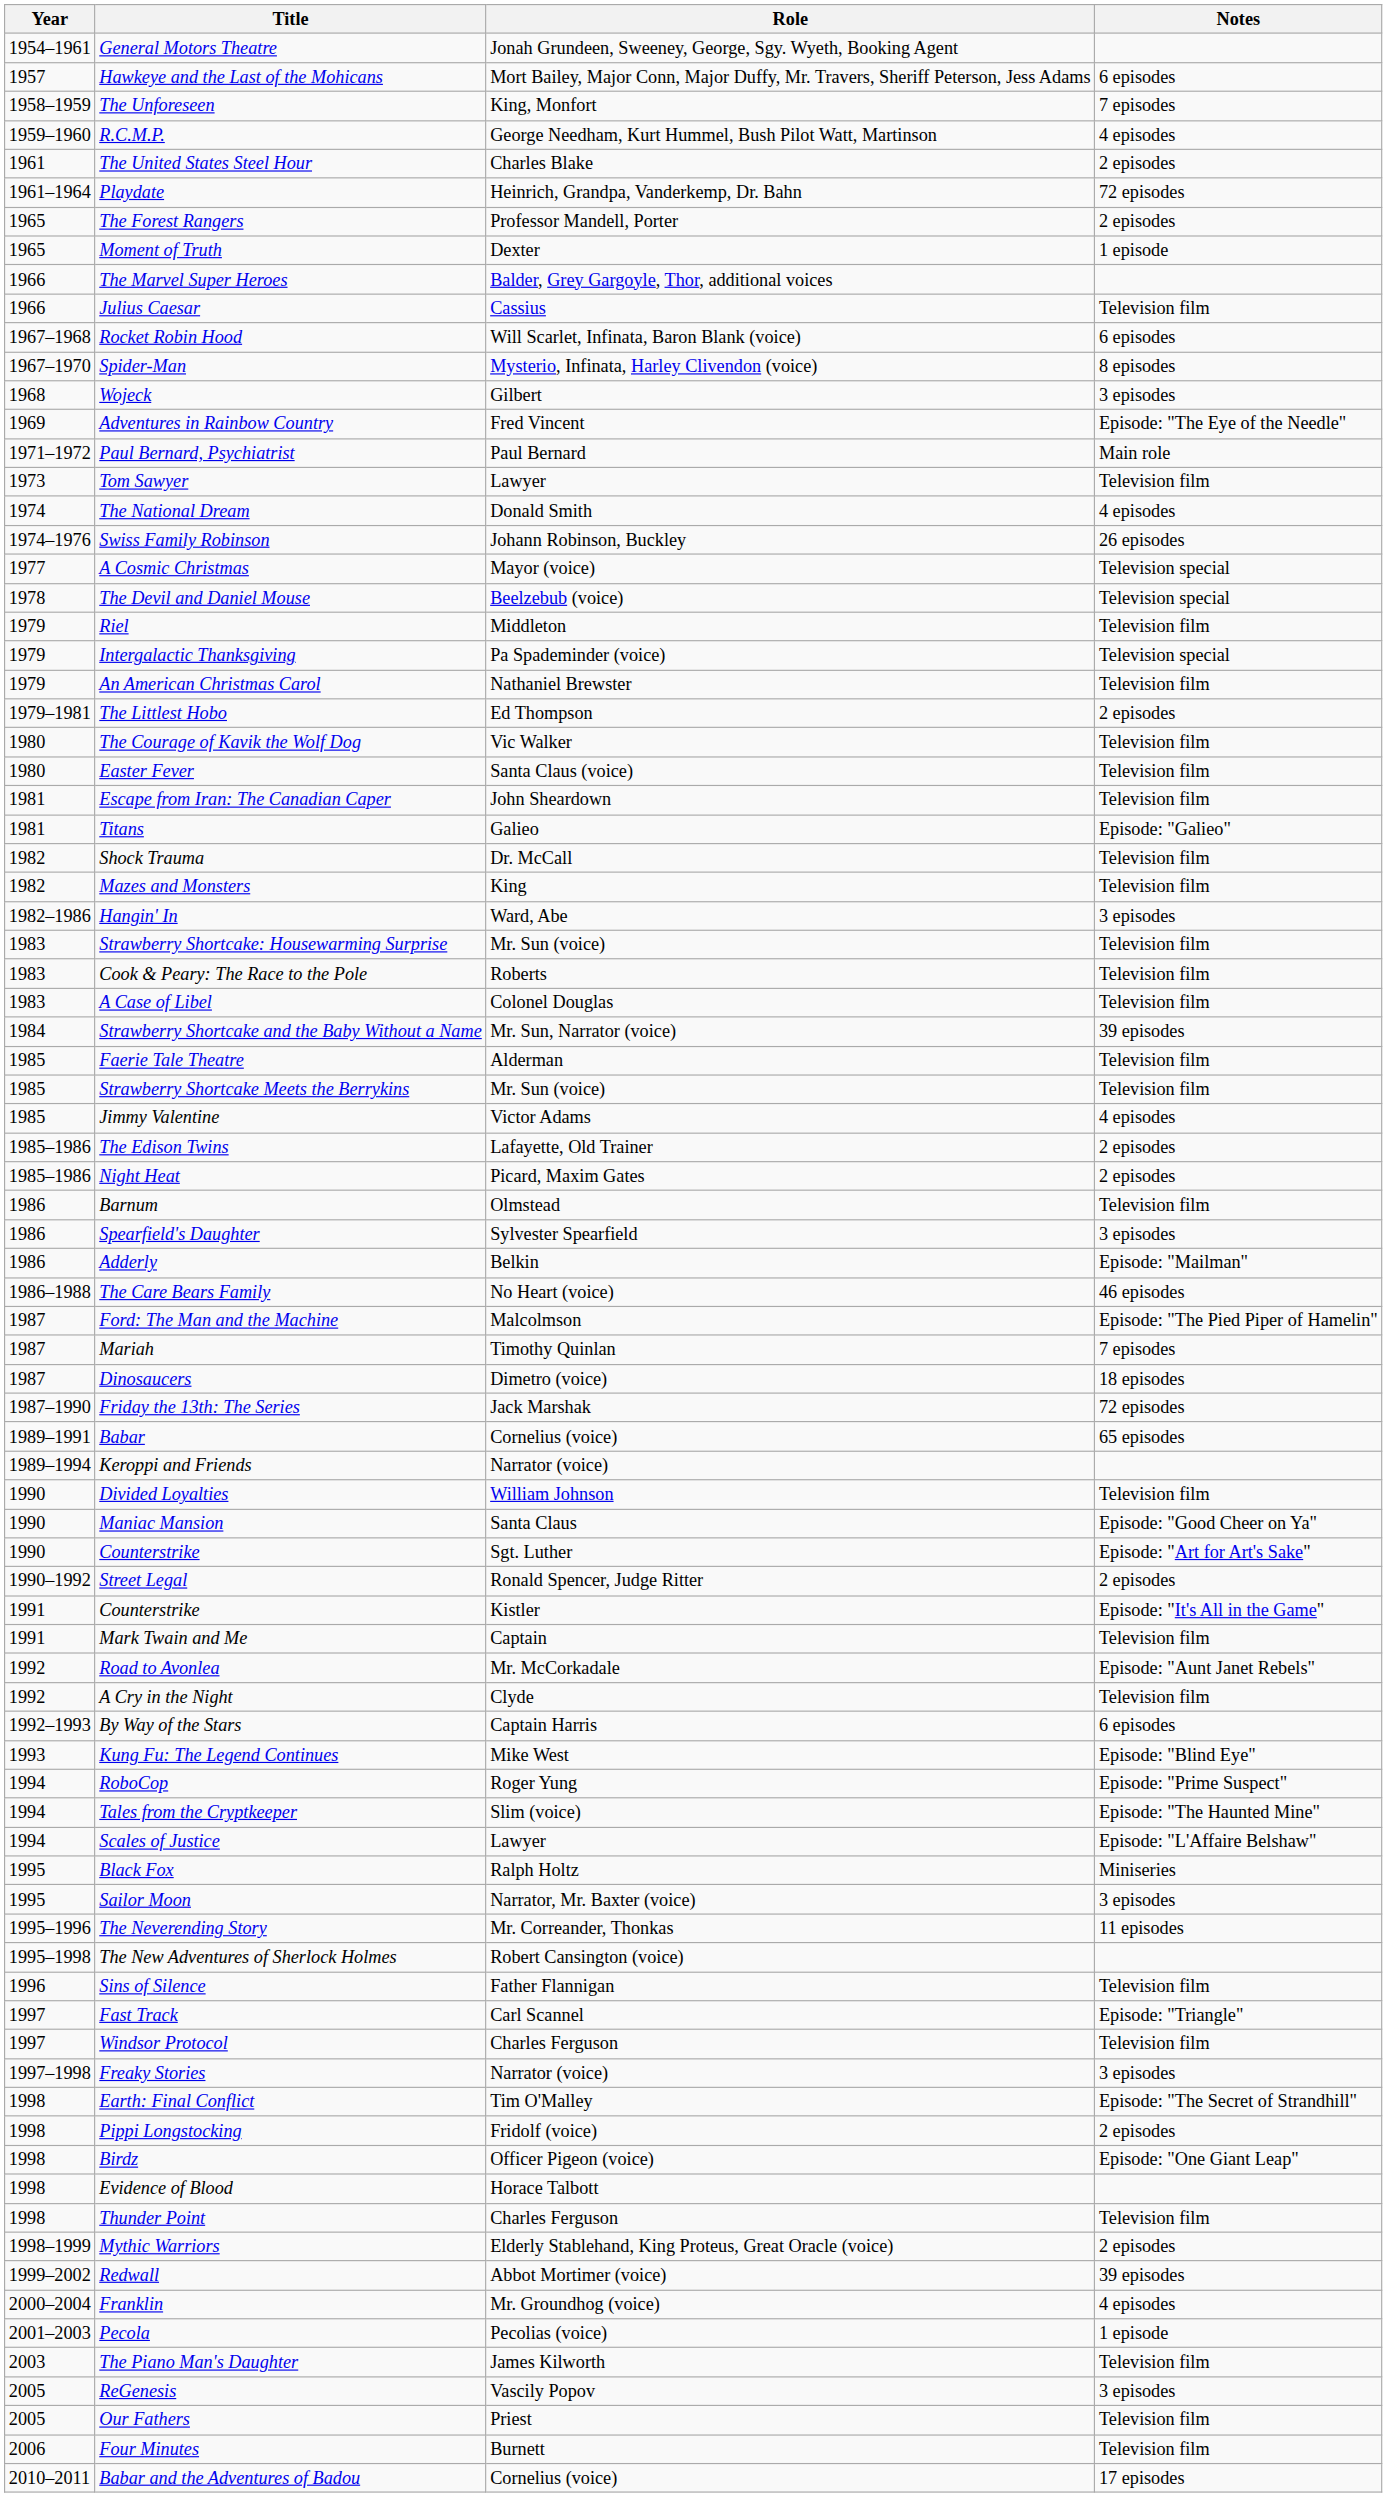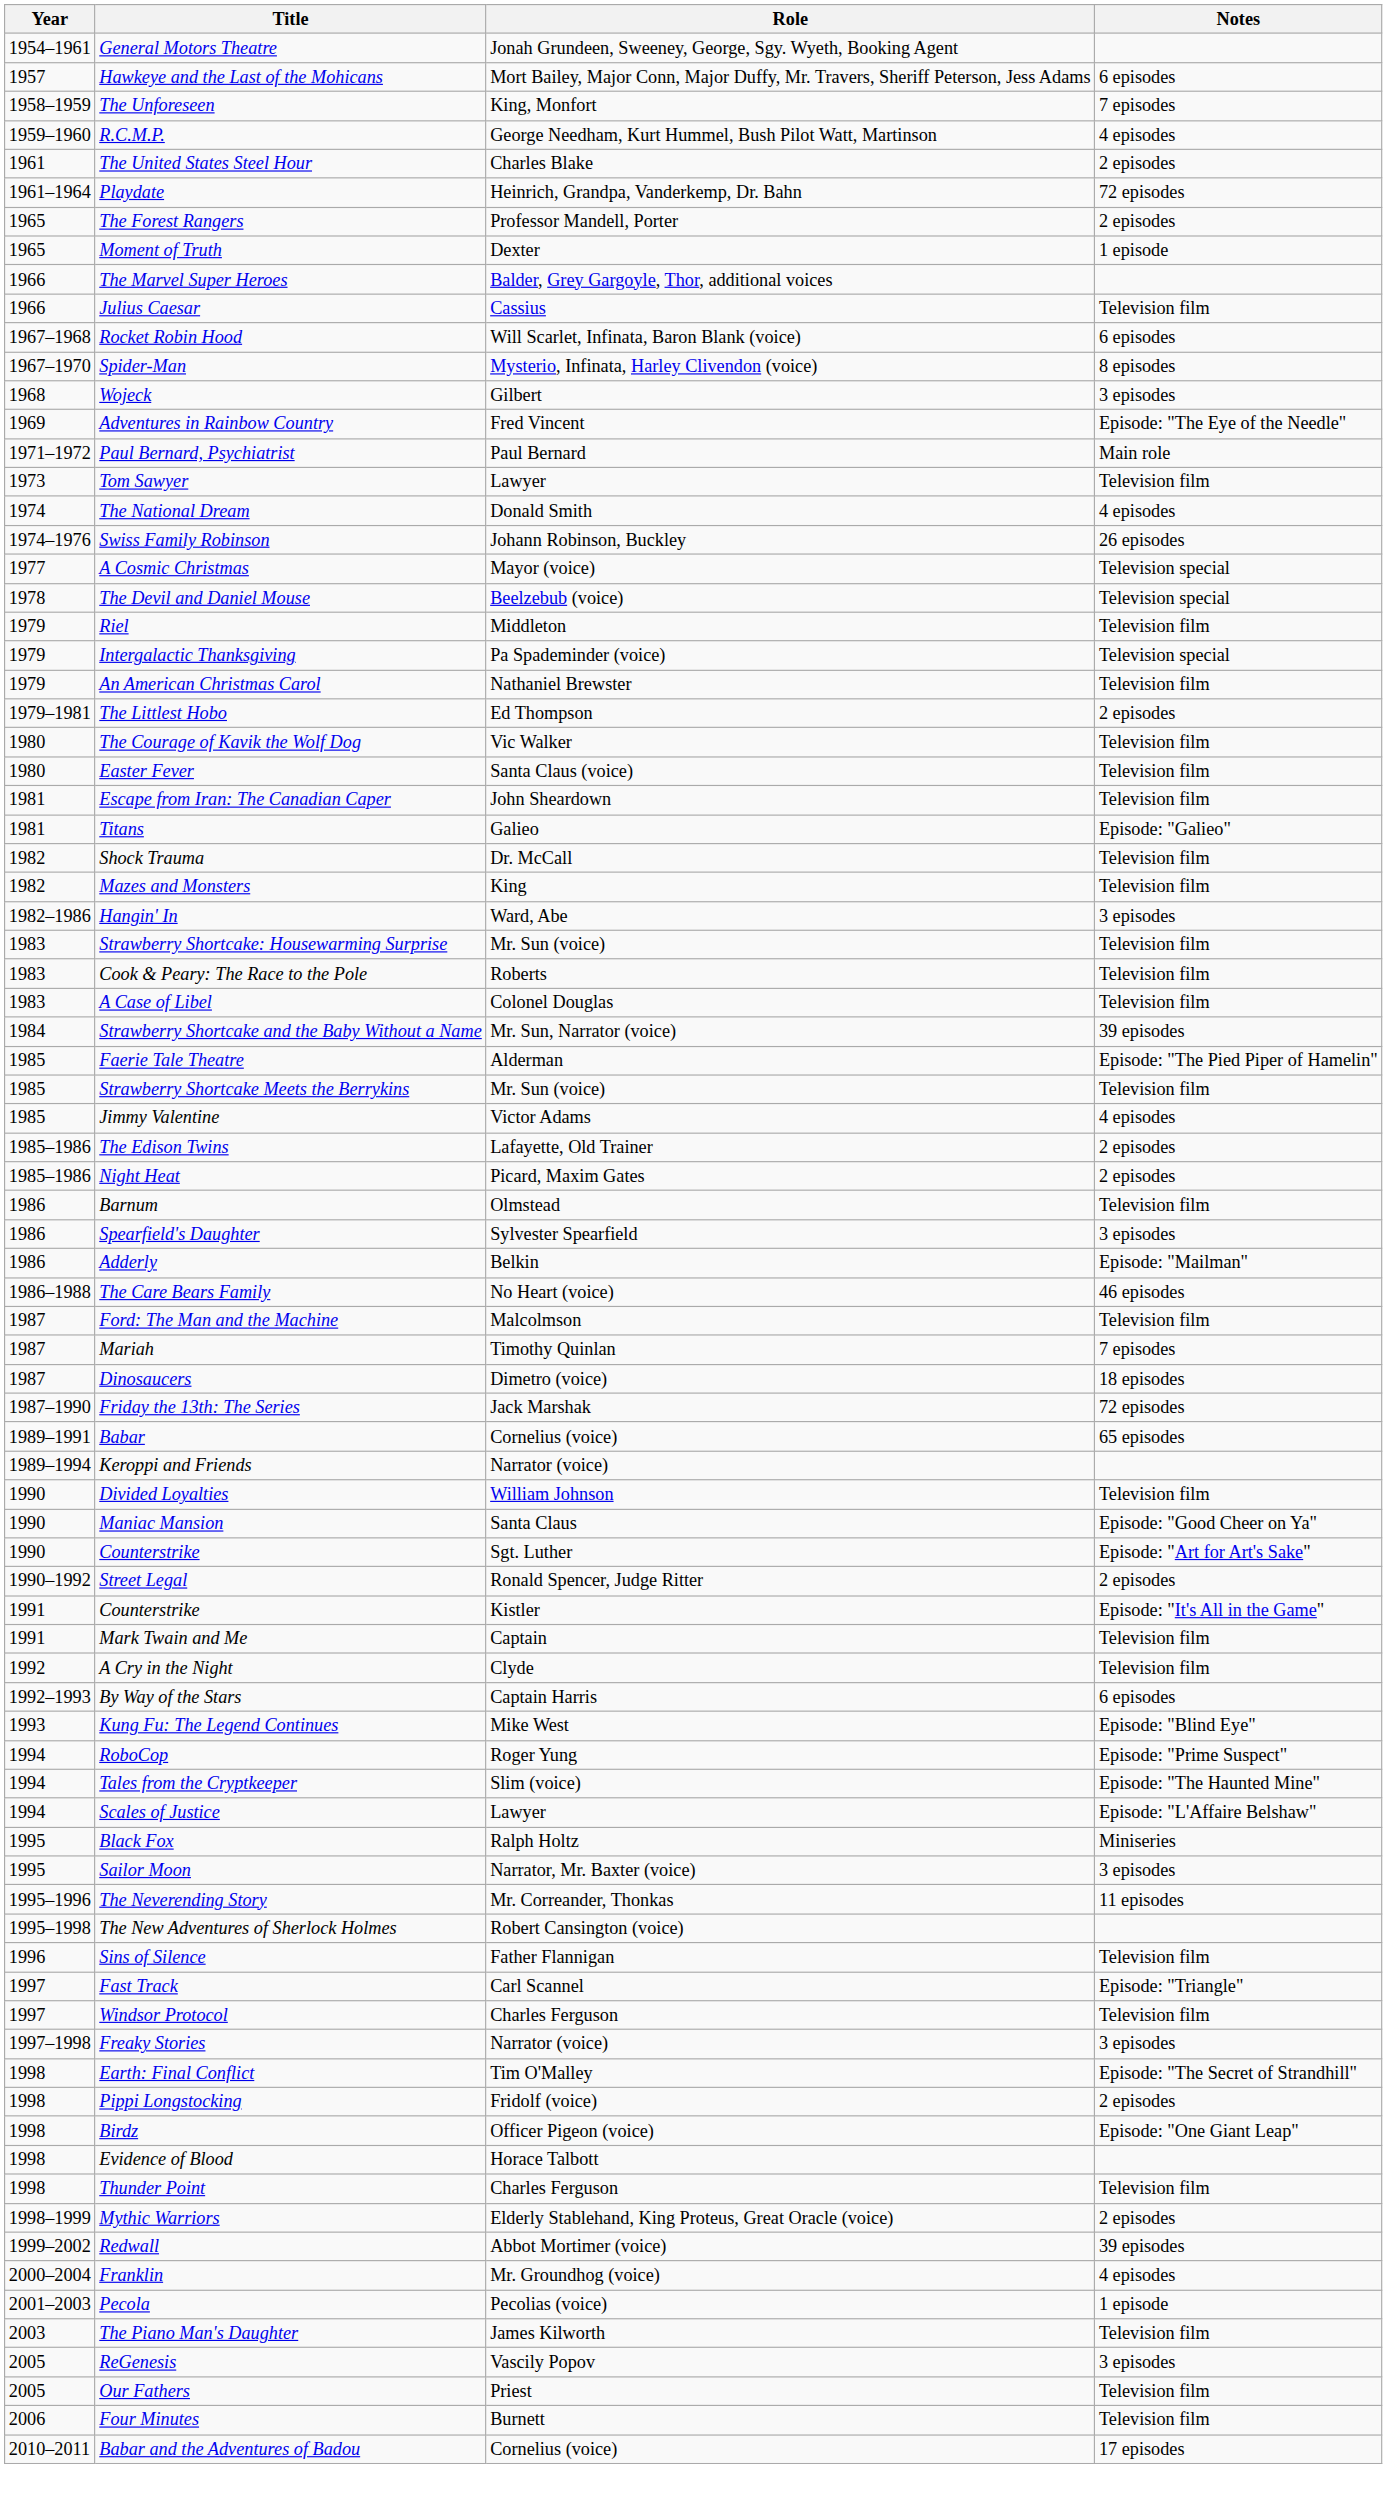(1154, 1060) Television film -> (1238, 1060) Episode: "The Pied Piper of Hamelin"
(1238, 1320) Episode: "The Pied Piper of Hamelin" -> (1154, 1320) Television film
- row: (159, 1667)
